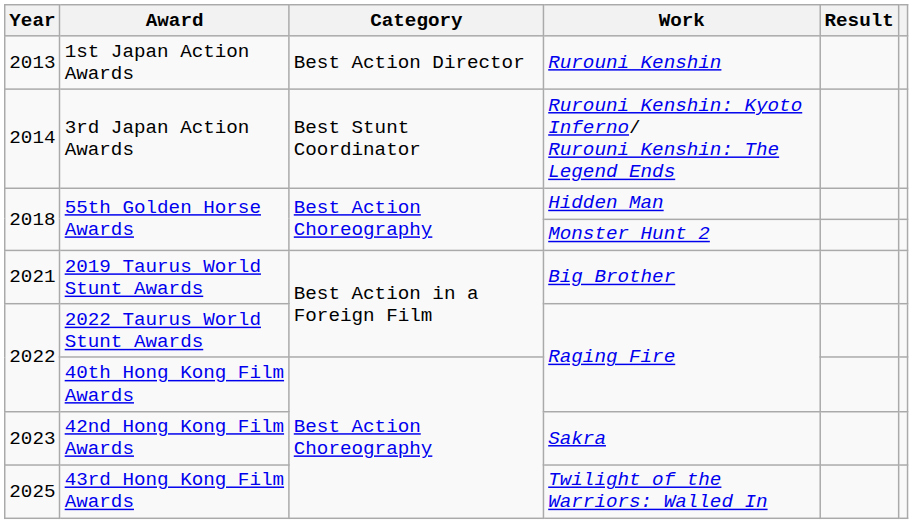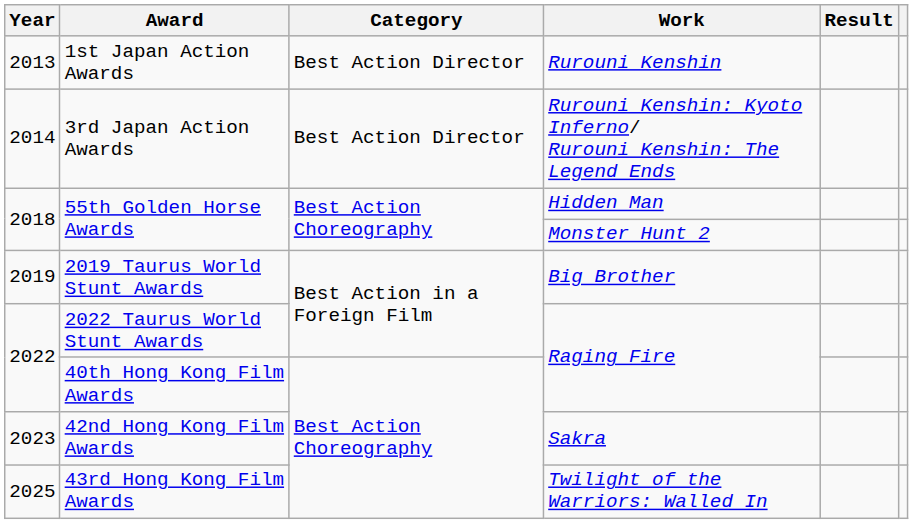(357, 139) Best Stunt Coordinator -> (409, 139) Best Action Director
(32, 277) 2021 -> (32, 277) 2019
